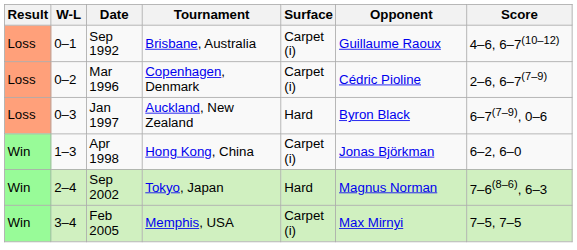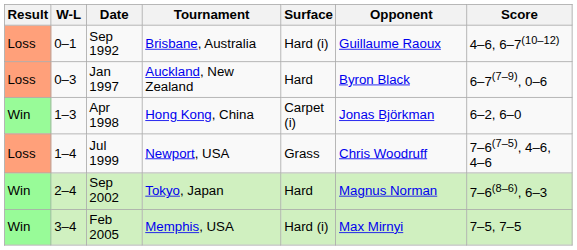(304, 43) Carpet (i) -> (306, 43) Hard (i)
- row: (104, 79)
+ row: (104, 153)
(304, 223) Carpet (i) -> (306, 227) Hard (i)
